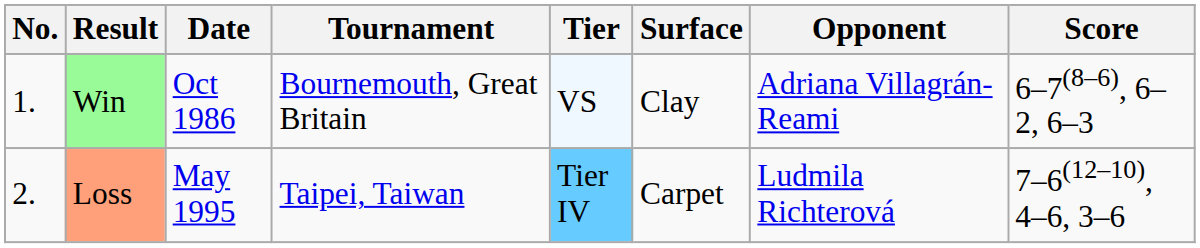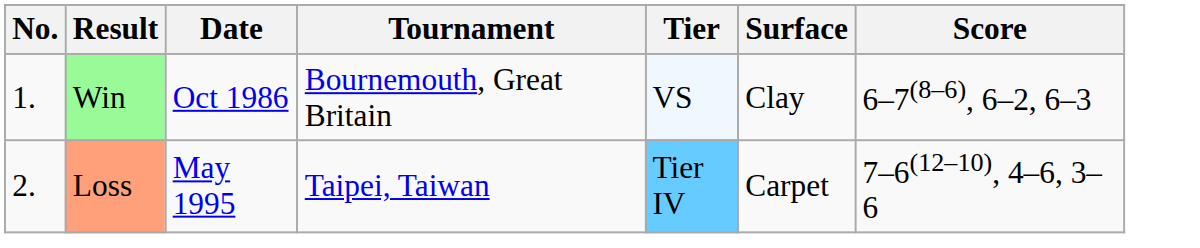- column: (879, 29)
